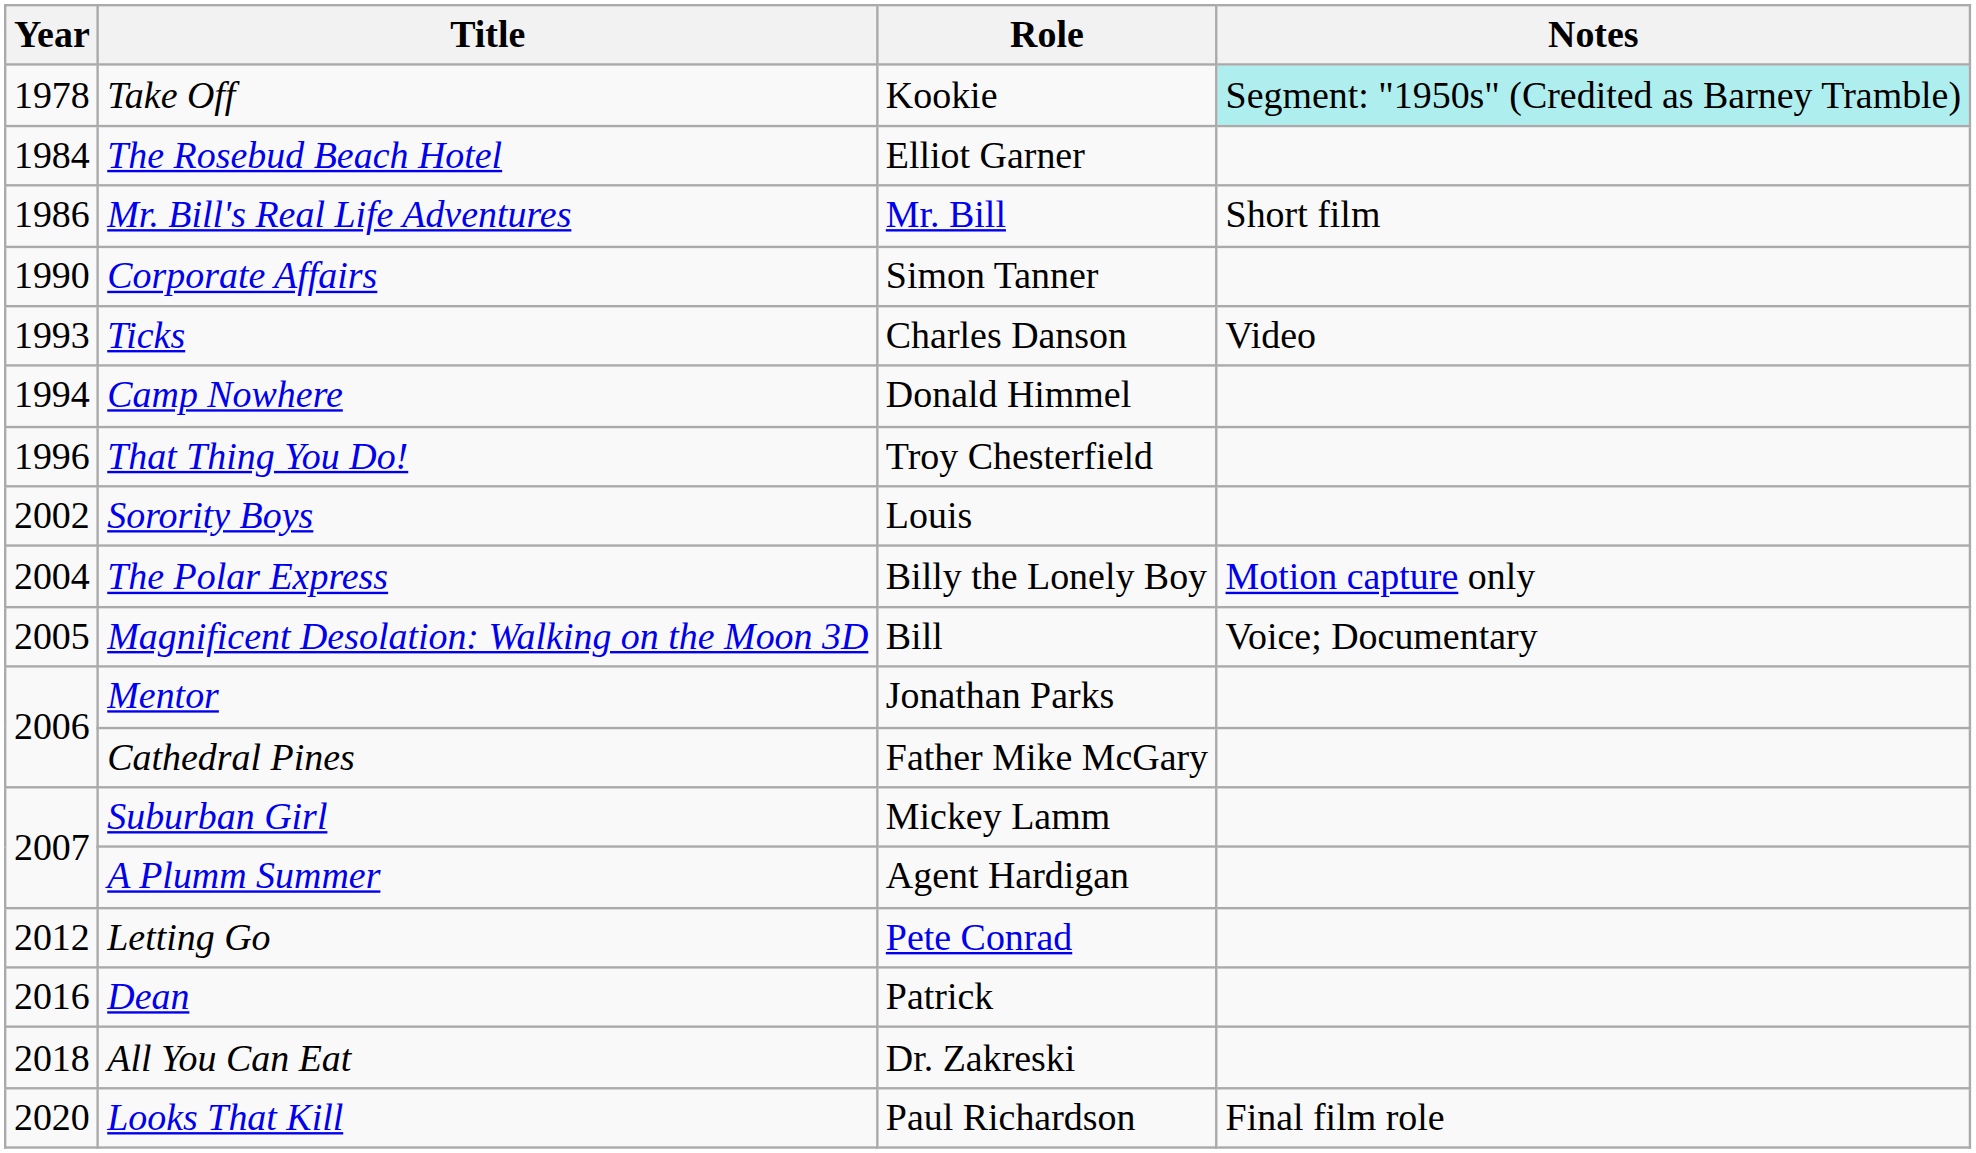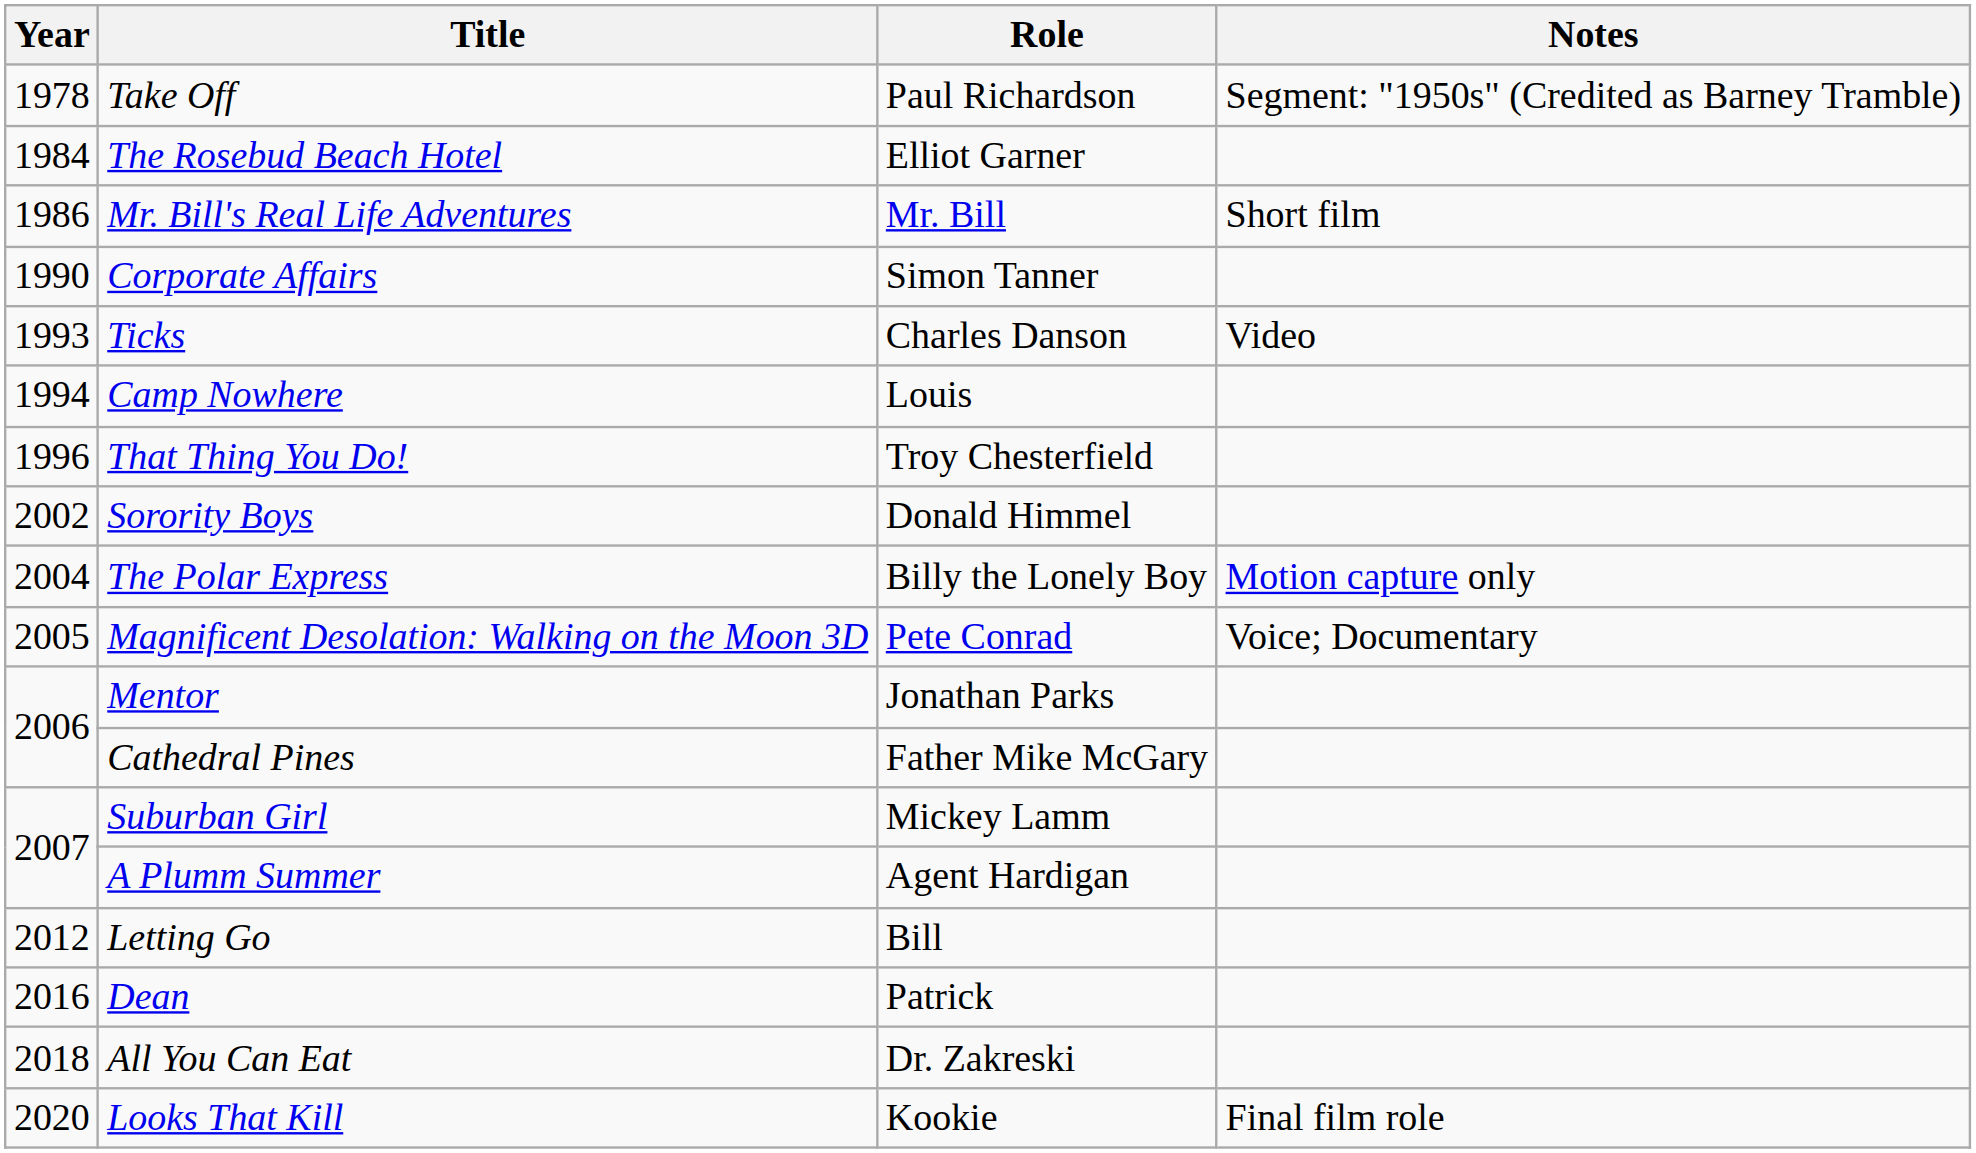(942, 94) Kookie -> (1011, 94) Paul Richardson
(1593, 94) paleturquoise background -> (1593, 94) no background
(1009, 395) Donald Himmel -> (929, 395) Louis
(929, 515) Louis -> (1009, 515) Donald Himmel
(914, 635) Bill -> (979, 635) Pete Conrad
(979, 936) Pete Conrad -> (914, 936) Bill
(1011, 1117) Paul Richardson -> (942, 1117) Kookie
